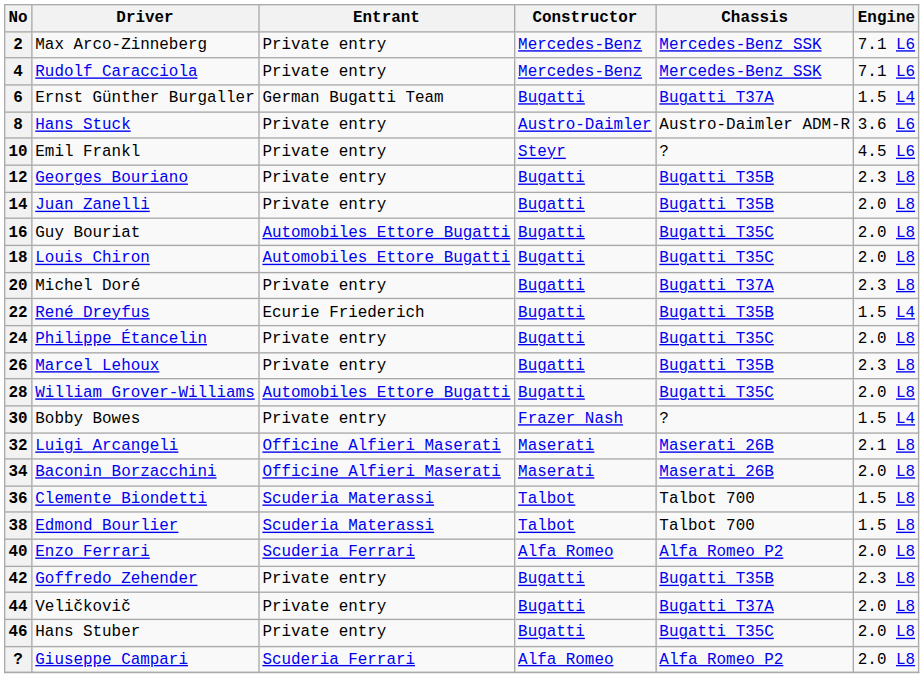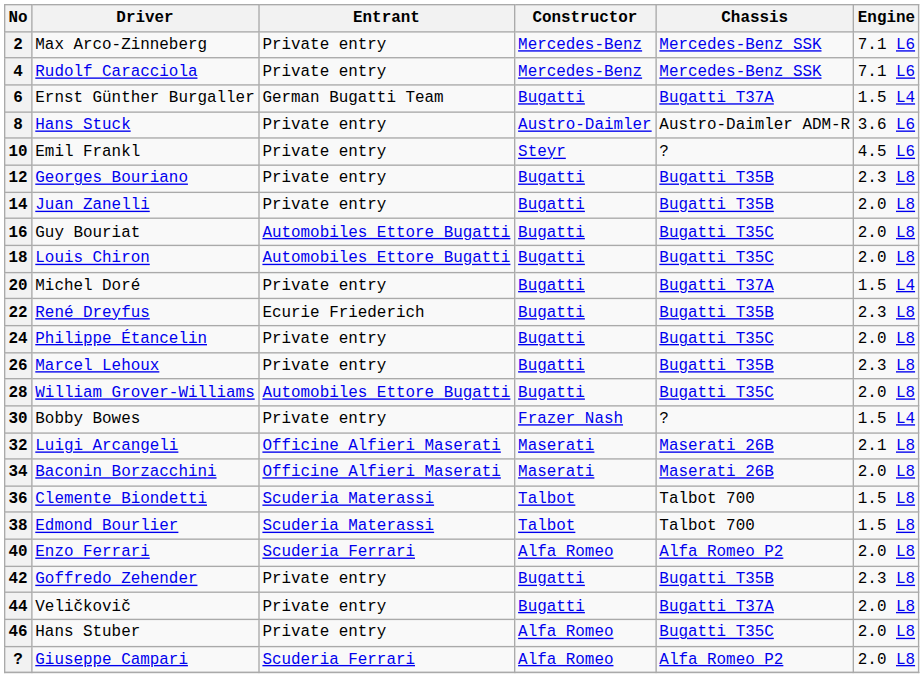(886, 285) 2.3 L8 -> (886, 285) 1.5 L4
(886, 312) 1.5 L4 -> (886, 312) 2.3 L8
(551, 633) Bugatti -> (566, 633) Alfa Romeo
